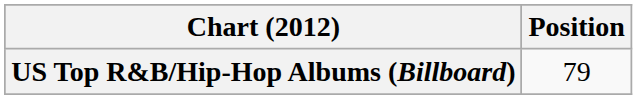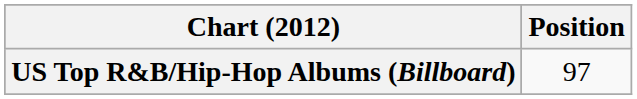(577, 71) 79 -> (577, 71) 97
